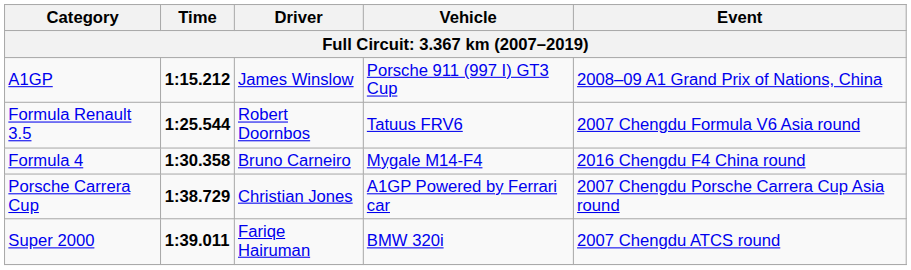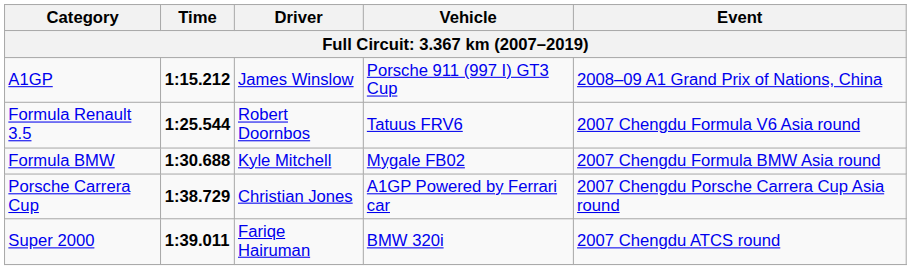- row: (46, 160)
+ row: (62, 160)
